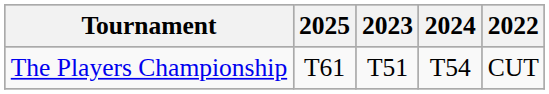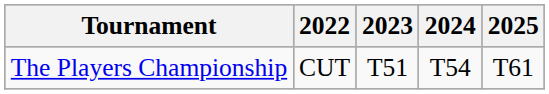columns swapped: (513, 25) <-> (325, 25)
